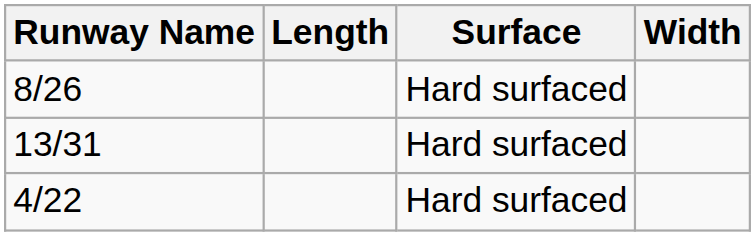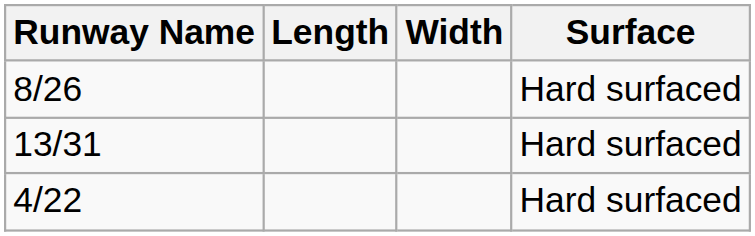columns swapped: (693, 32) <-> (516, 32)
